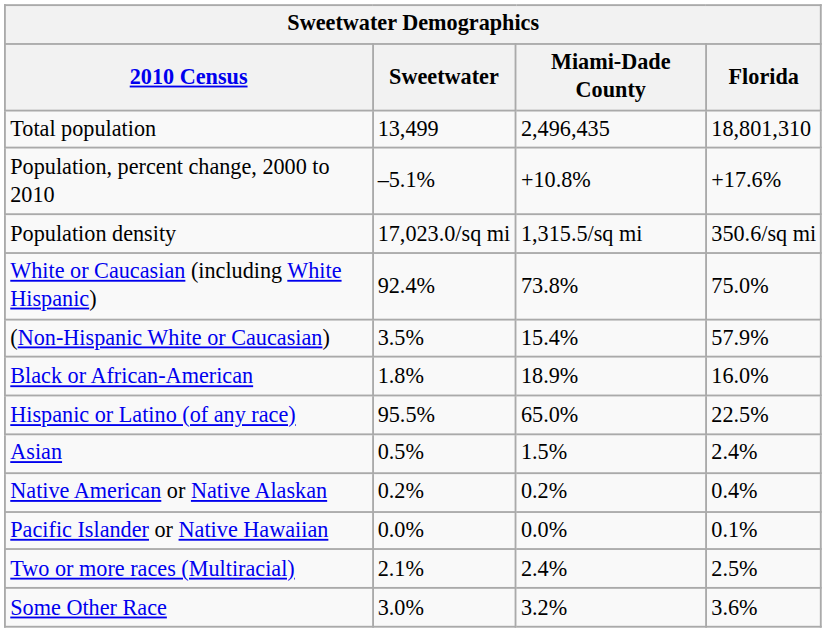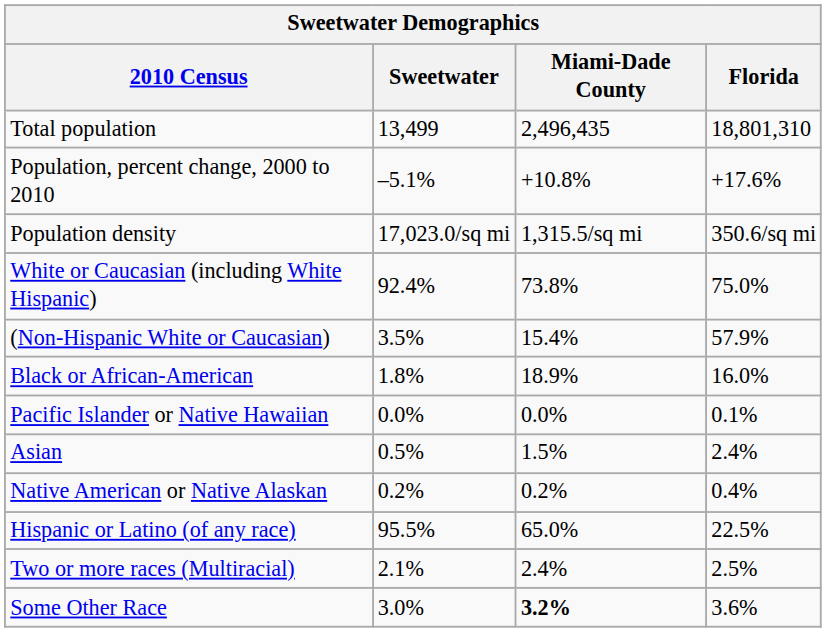rows swapped: (153, 414) <-> (169, 530)
(544, 606) normal -> (546, 606) bold
